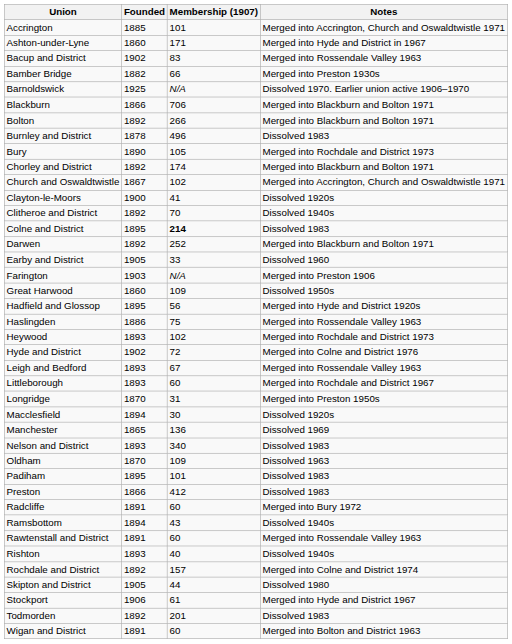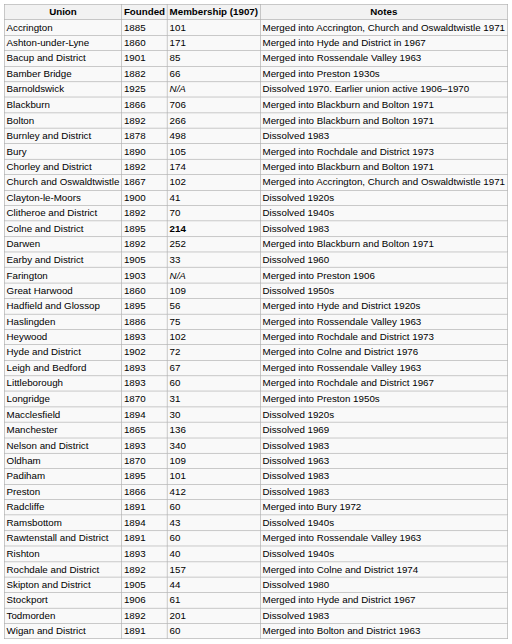(135, 58) 1902 -> (135, 58) 1901
(175, 58) 83 -> (175, 58) 85
(178, 136) 496 -> (178, 136) 498
